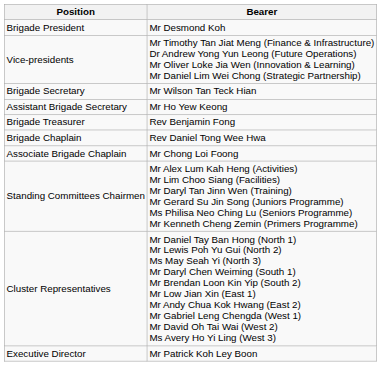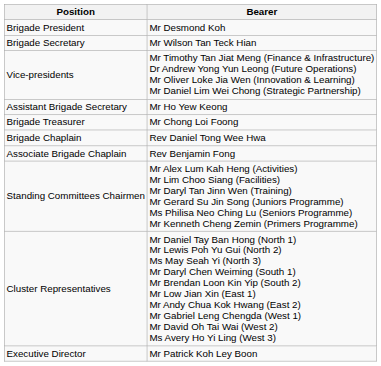rows swapped: (40, 59) <-> (46, 91)
(192, 122) Rev Benjamin Fong -> (194, 122) Mr Chong Loi Foong
(194, 153) Mr Chong Loi Foong -> (192, 153) Rev Benjamin Fong
